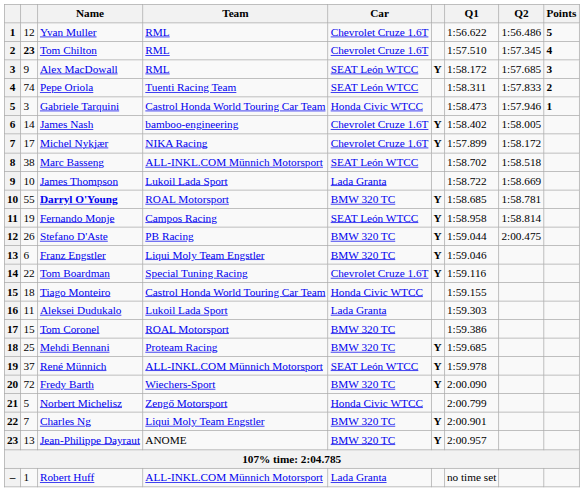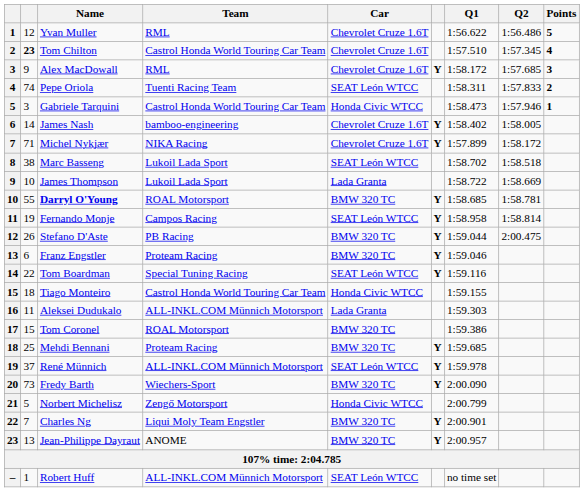(158, 51) RML -> (235, 51) Castrol Honda World Touring Car Team
(374, 69) SEAT León WTCC -> (380, 69) Chevrolet Cruze 1.6T
(29, 143) 17 -> (29, 143) 71
(234, 162) ALL-INKL.COM Münnich Motorsport -> (187, 162) Lukoil Lada Sport
(205, 255) Liqui Moly Team Engstler -> (181, 255) Proteam Racing
(380, 273) Chevrolet Cruze 1.6T -> (374, 273) SEAT León WTCC
(187, 310) Lukoil Lada Sport -> (234, 310) ALL-INKL.COM Münnich Motorsport
(29, 384) 72 -> (29, 384) 73
(359, 477) Lada Granta -> (374, 477) SEAT León WTCC
